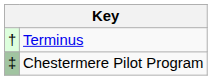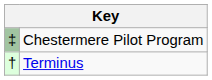rows swapped: (53, 39) <-> (113, 63)
